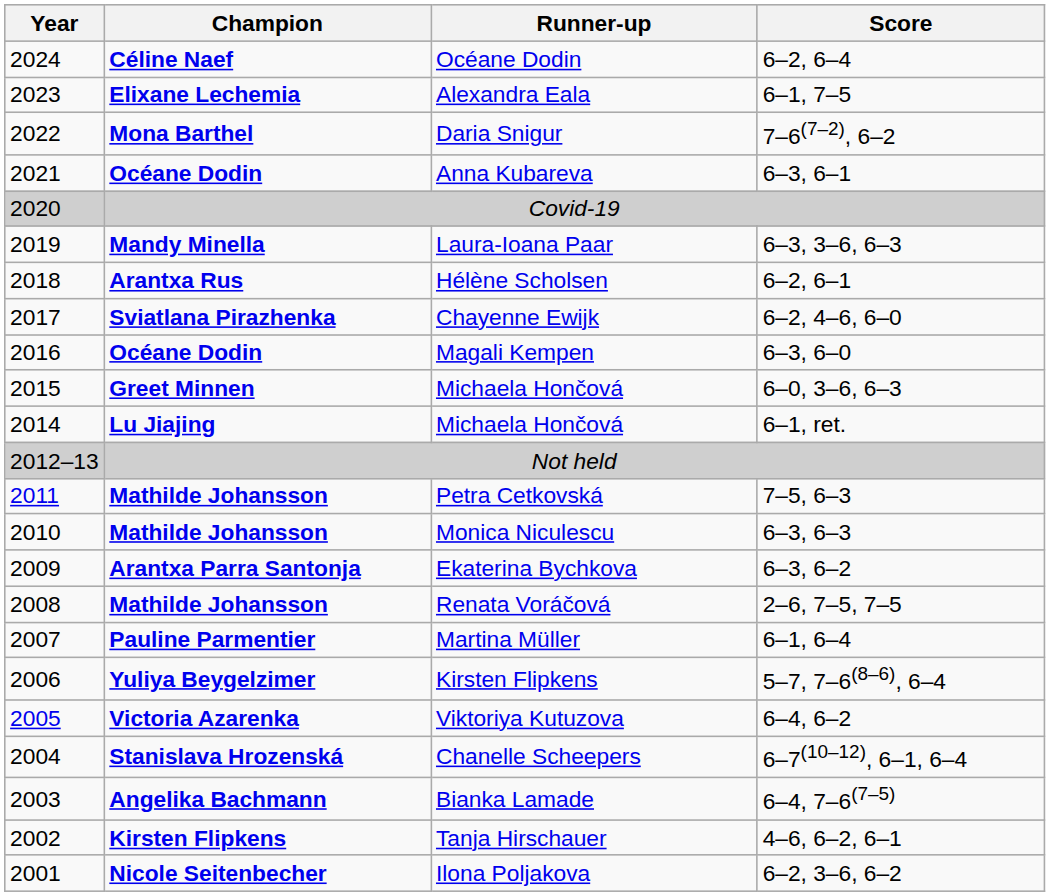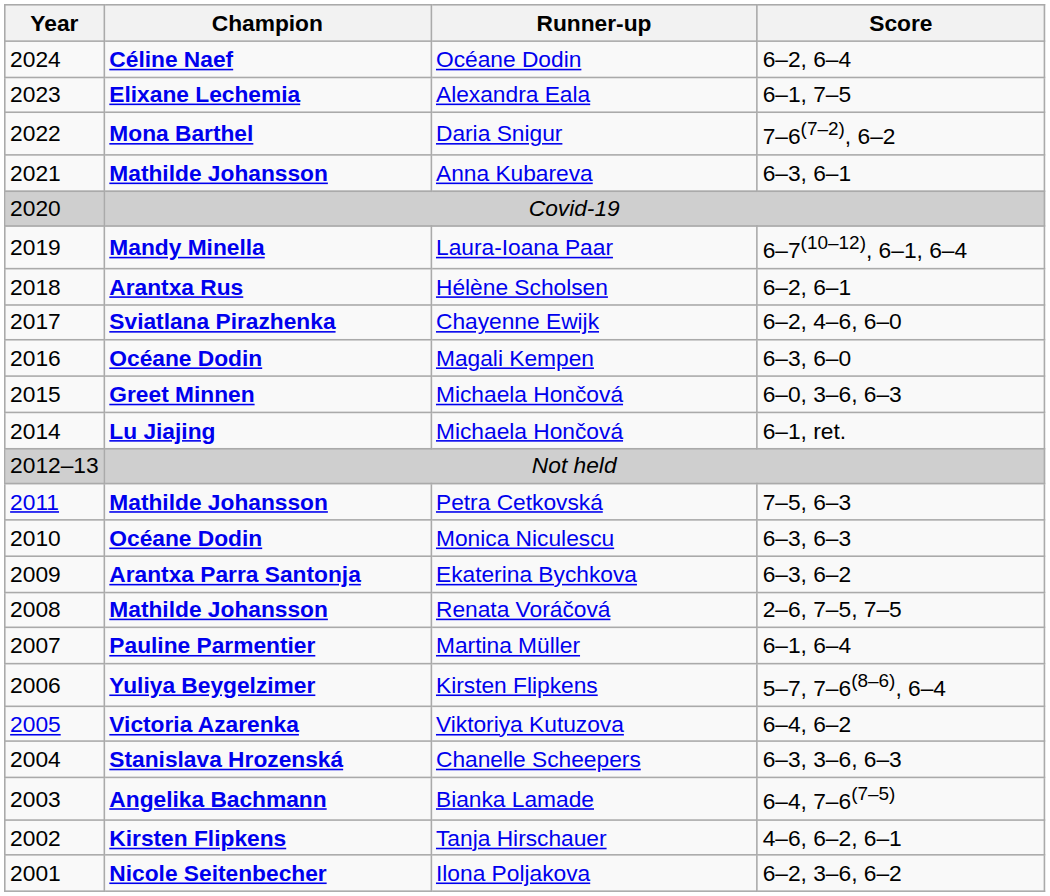(186, 173) Océane Dodin -> (219, 173) Mathilde Johansson
(832, 245) 6–3, 3–6, 6–3 -> (865, 248) 6–7(10–12), 6–1, 6–4
(219, 532) Mathilde Johansson -> (186, 538) Océane Dodin
(865, 757) 6–7(10–12), 6–1, 6–4 -> (832, 760) 6–3, 3–6, 6–3
